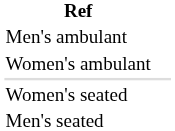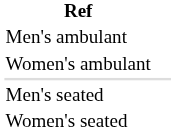rows swapped: (55, 120) <-> (67, 94)
